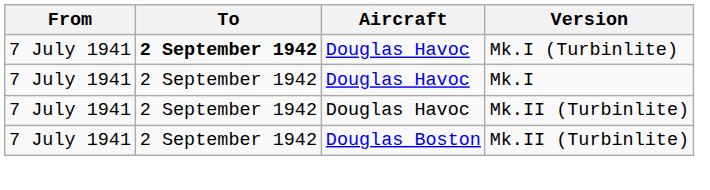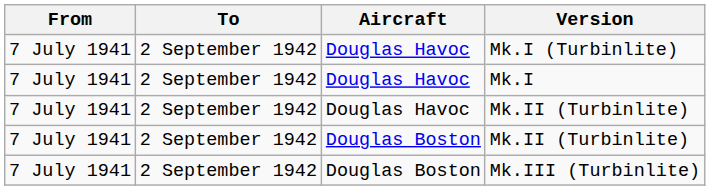(228, 50) bold -> (228, 50) normal
+ row: (403, 170)
